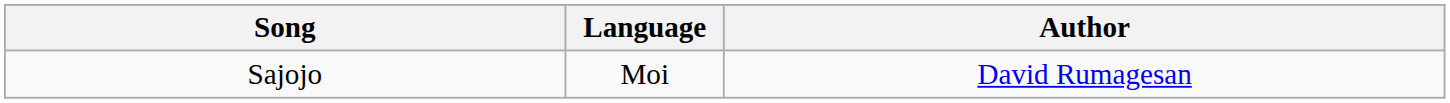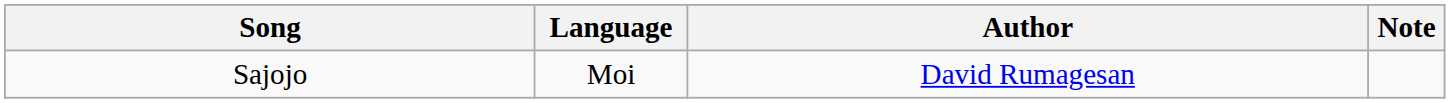+ column: (1407, 27)
